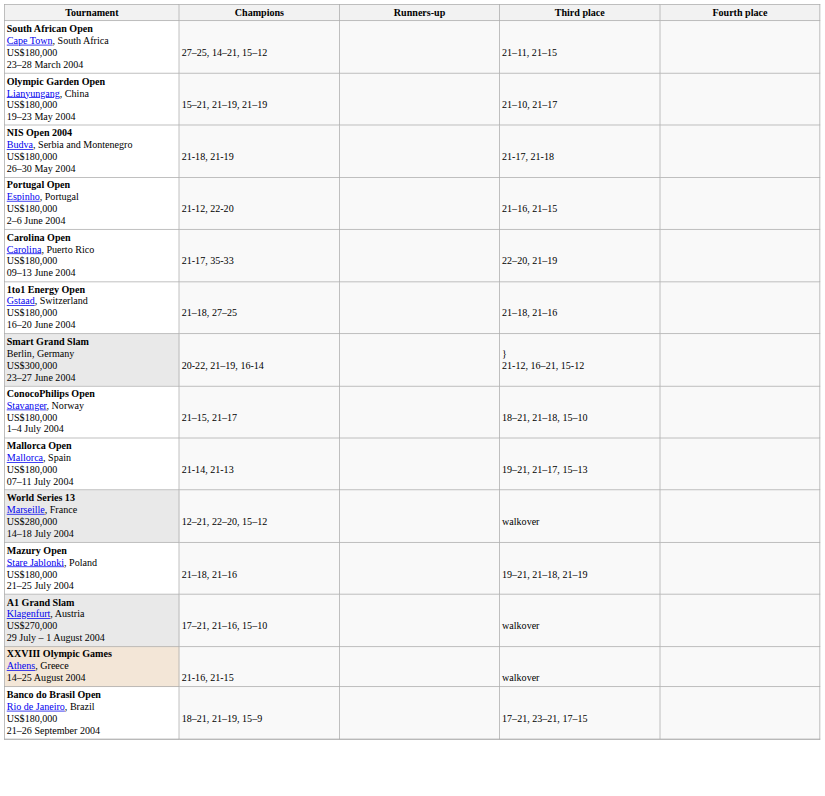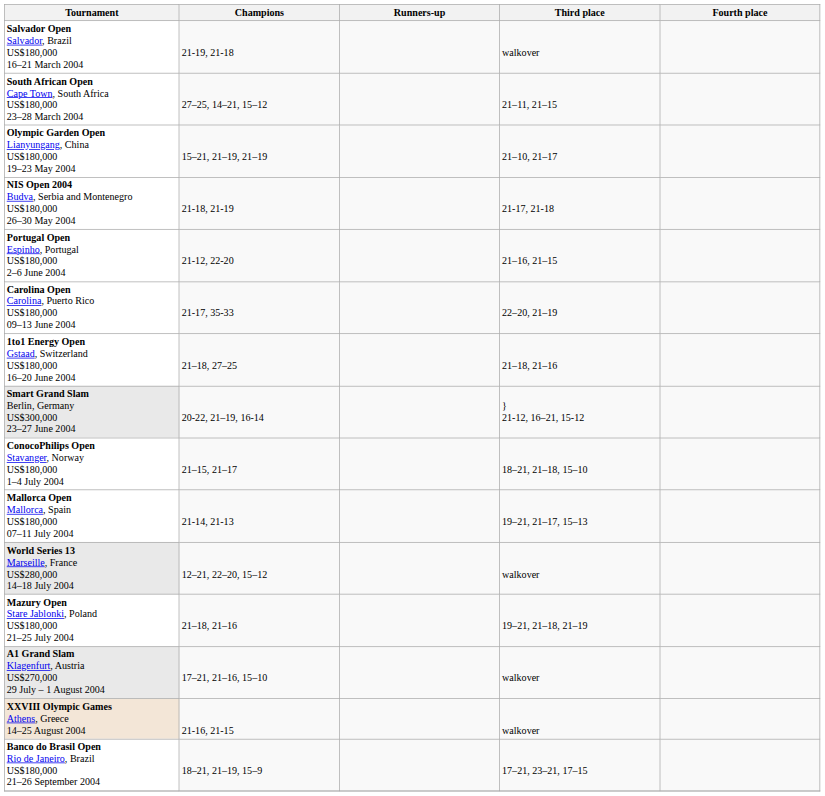+ row: (45, 46)
